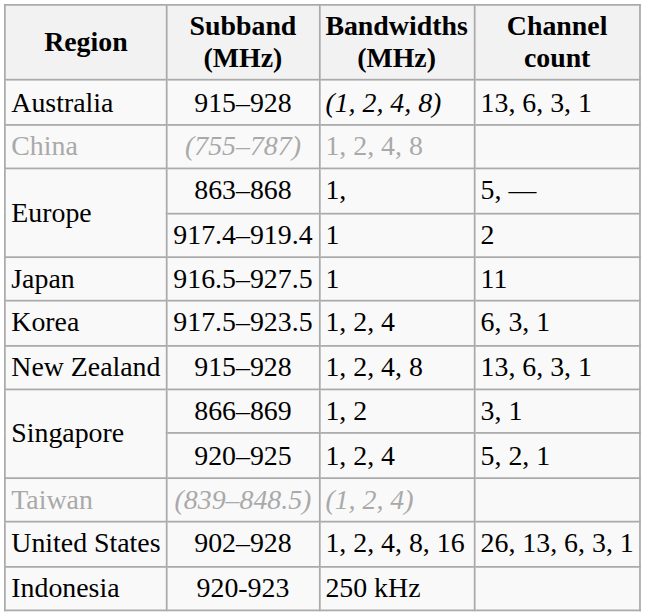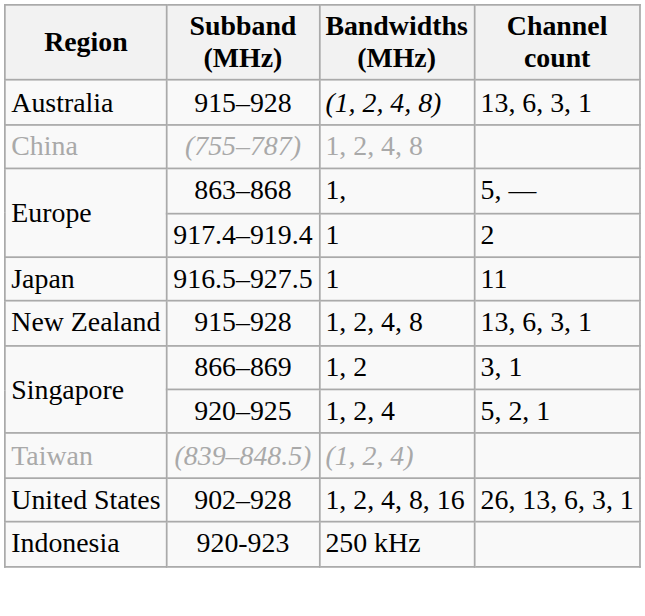- row: (45, 322)
